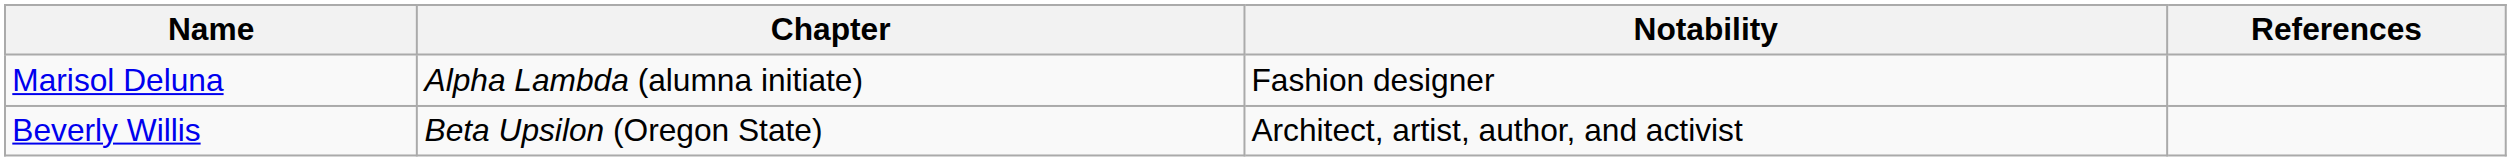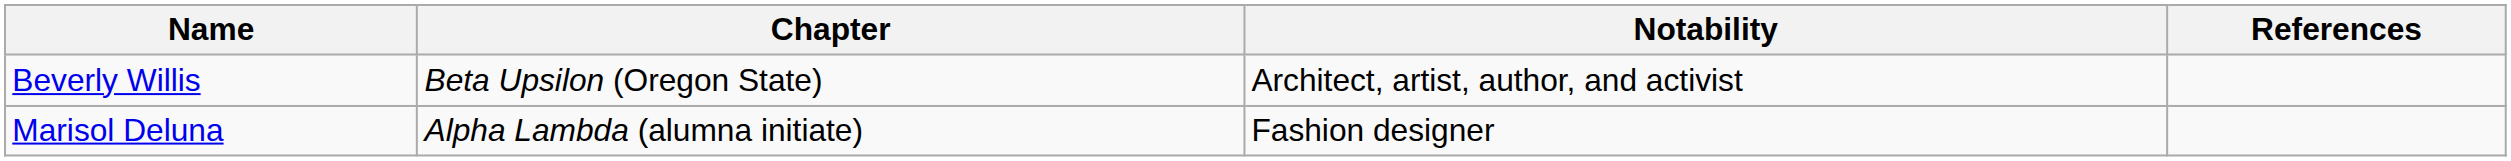rows swapped: (118, 79) <-> (106, 130)
